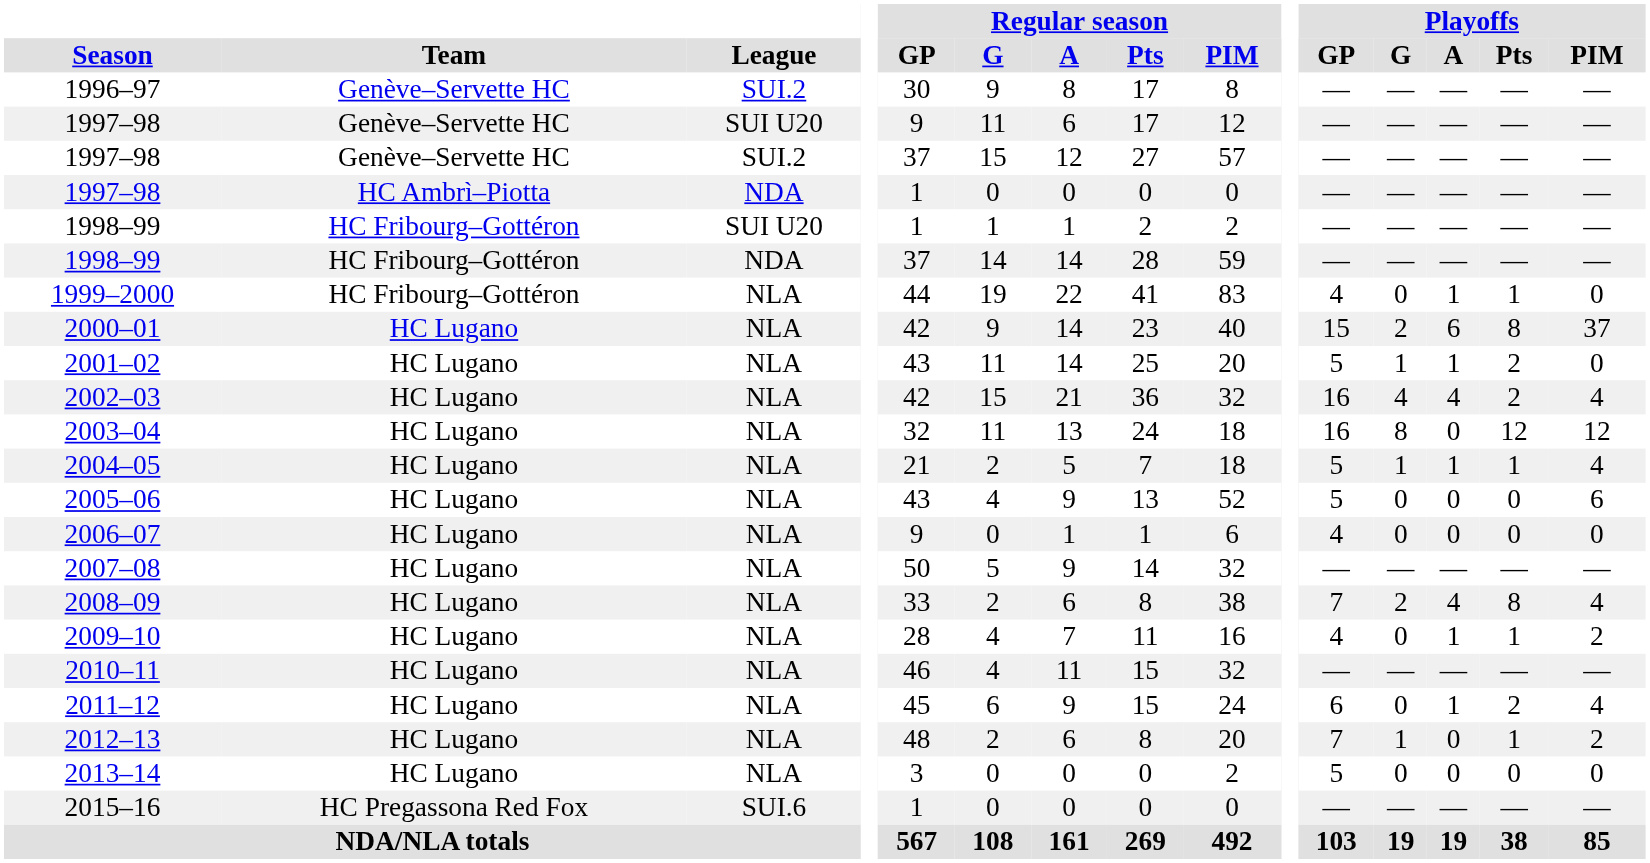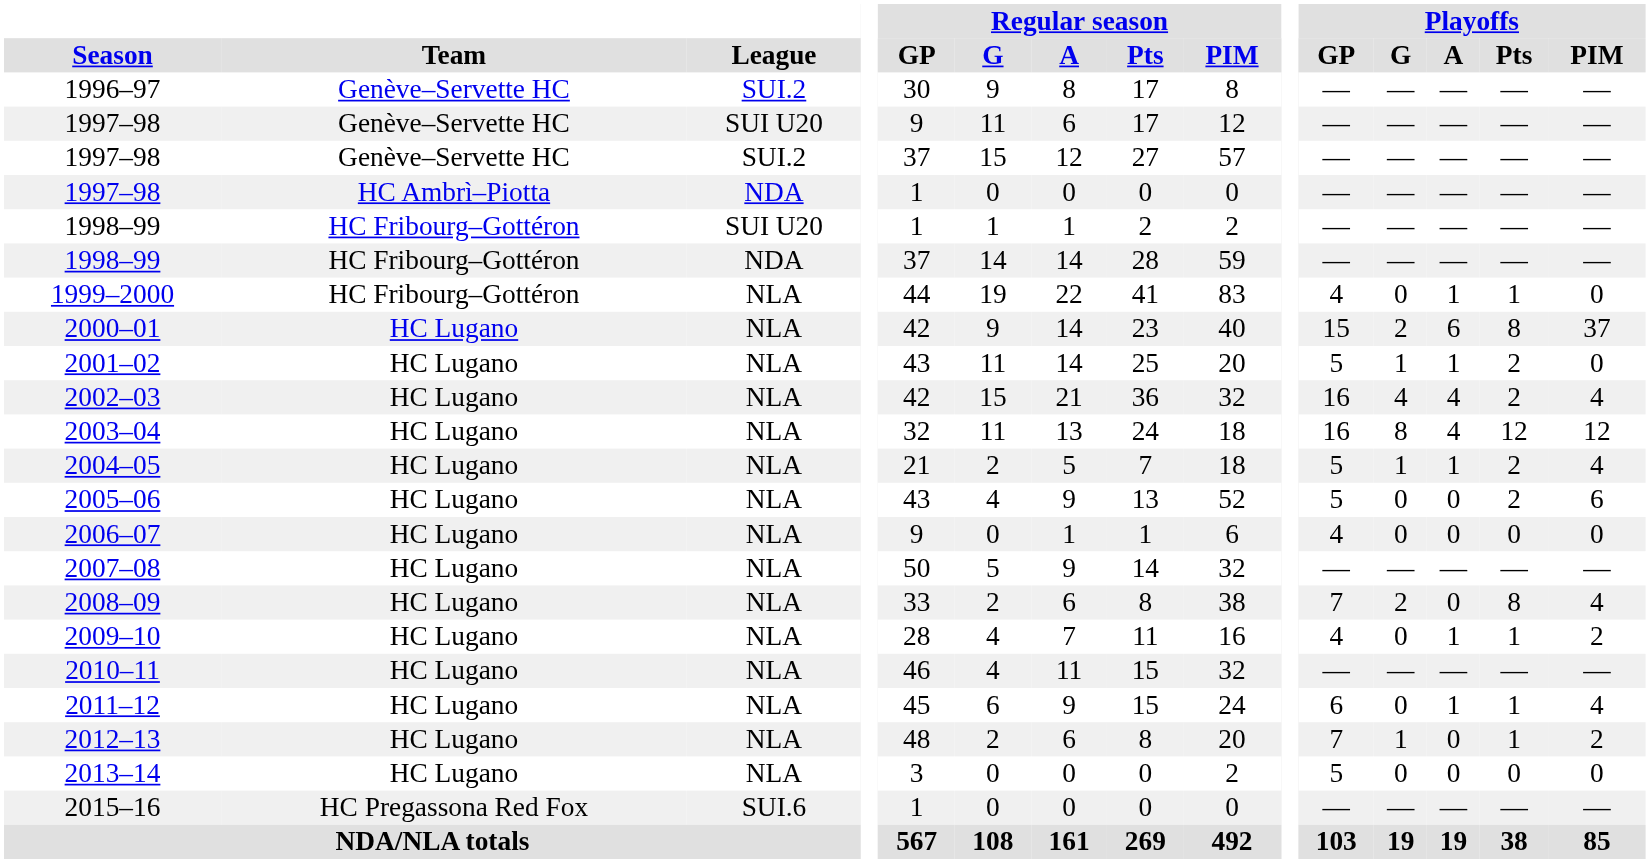(1453, 431) 0 -> (1453, 431) 4
(1514, 465) 1 -> (1514, 465) 2
(1514, 499) 0 -> (1514, 499) 2
(1453, 602) 4 -> (1453, 602) 0
(1514, 704) 2 -> (1514, 704) 1
